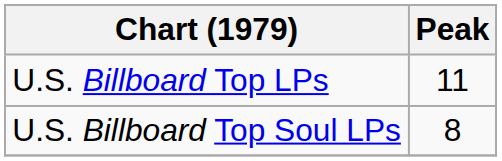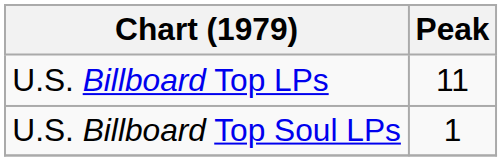(453, 130) 8 -> (453, 130) 1
